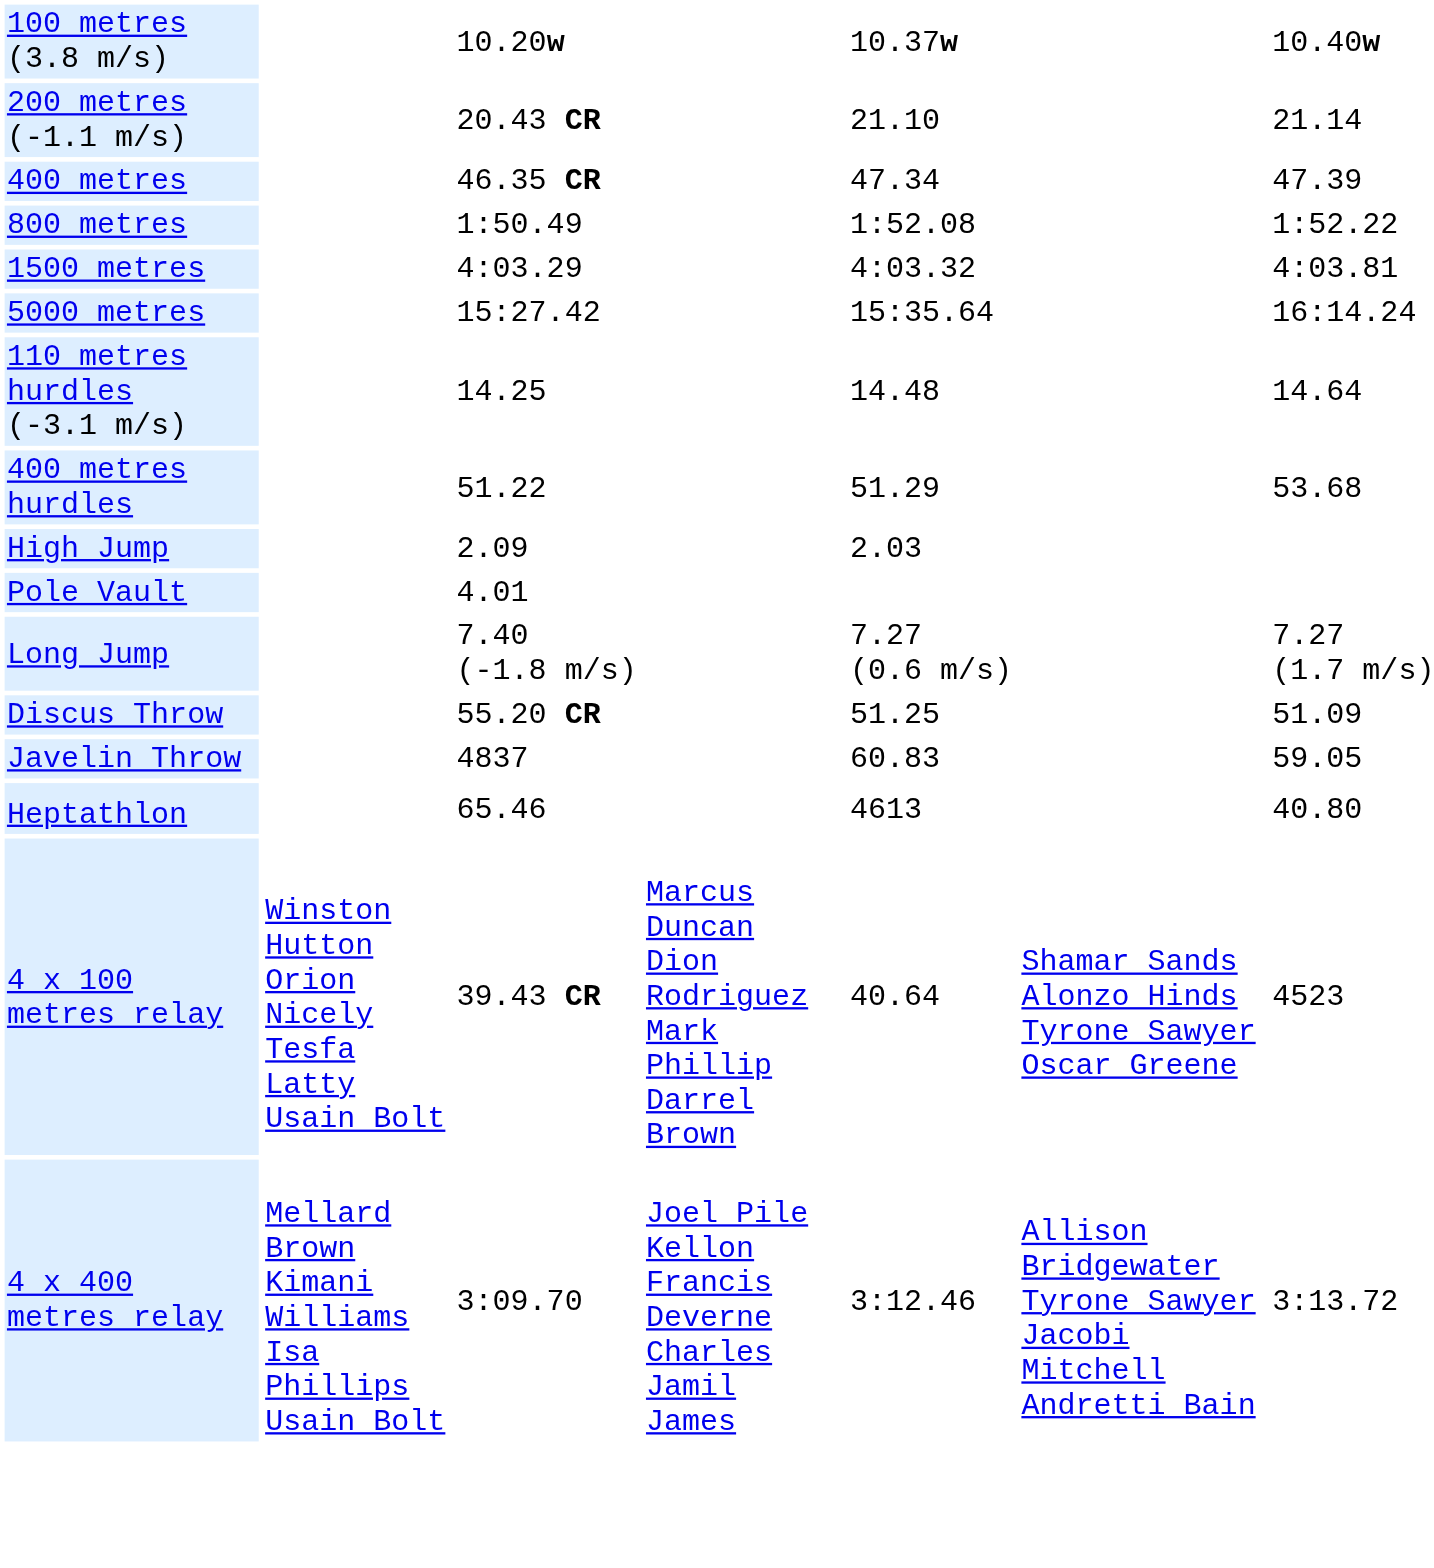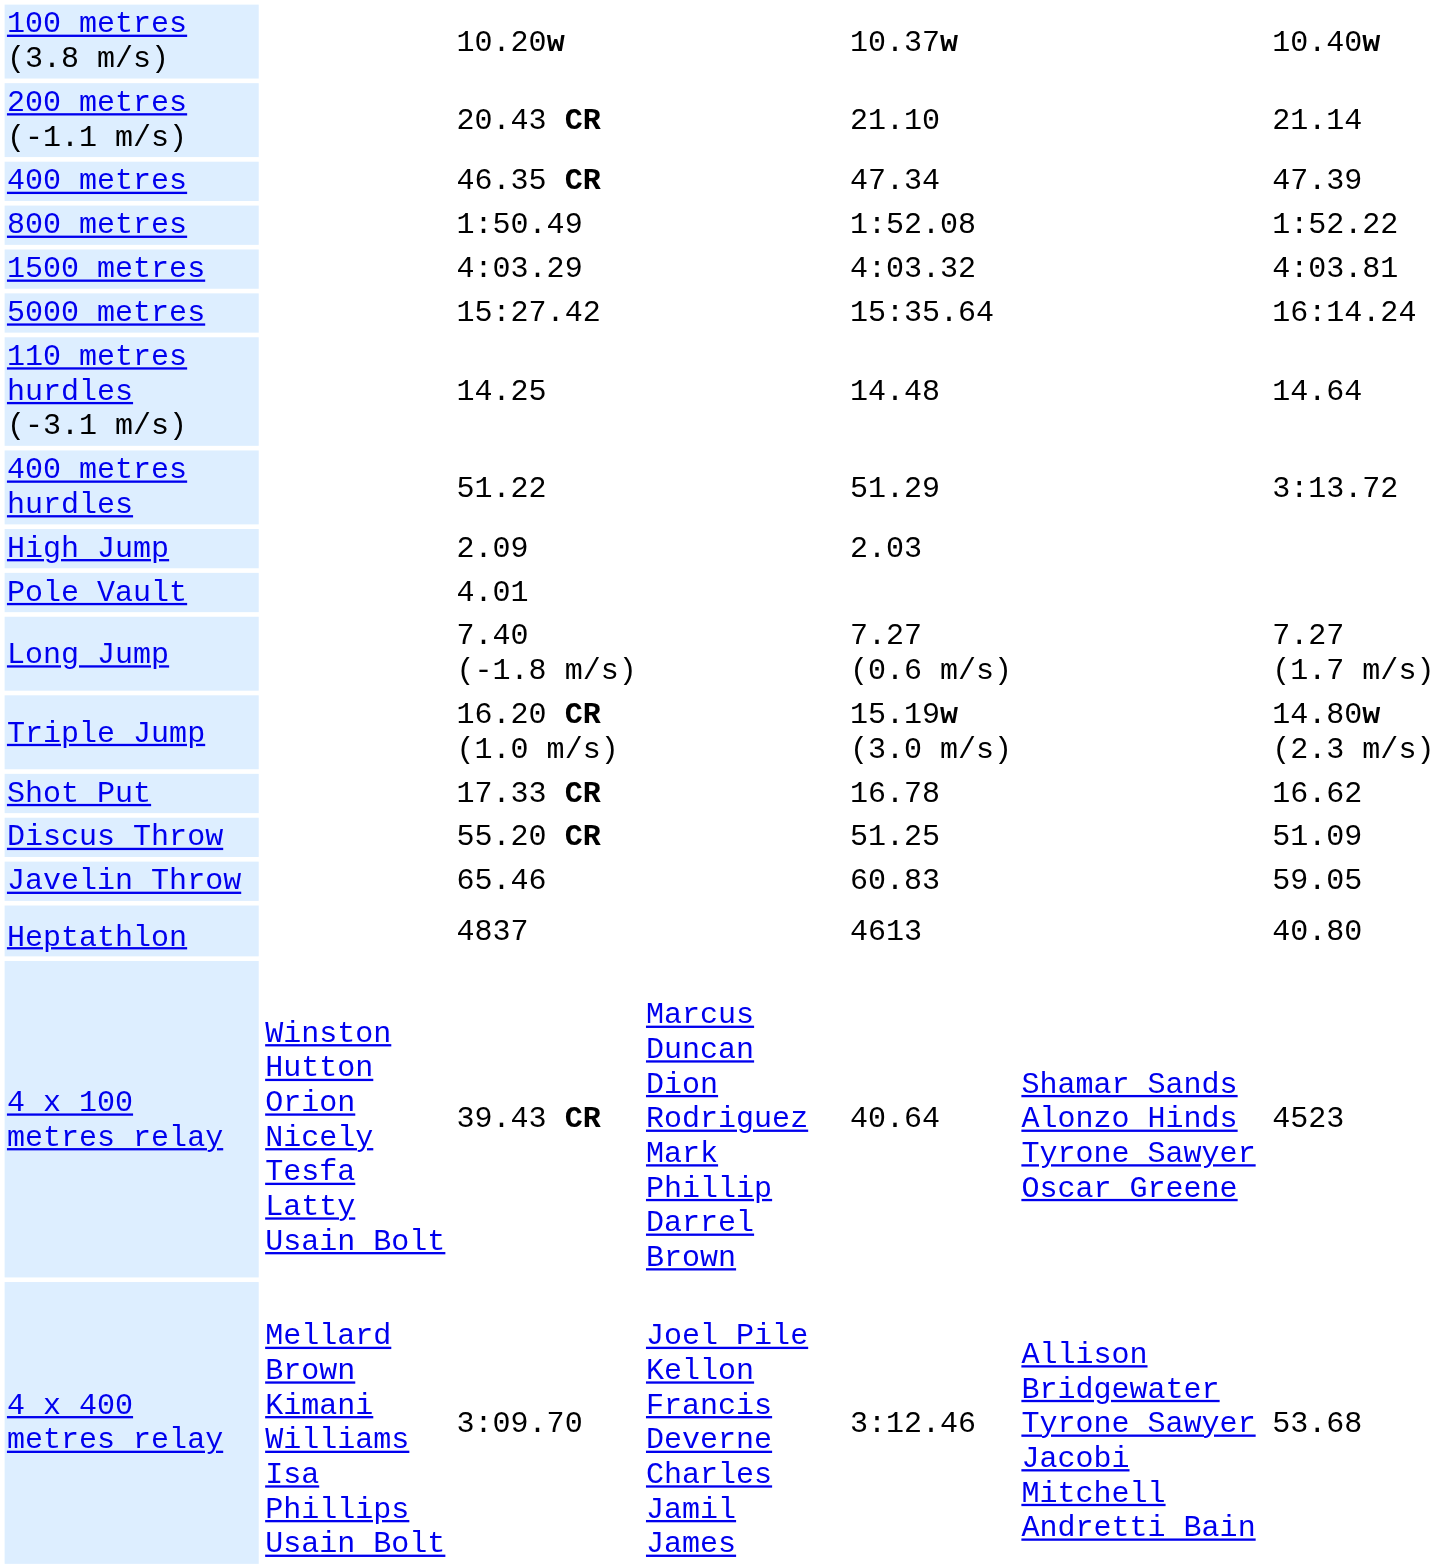(1317, 487) 53.68 -> (1335, 487) 3:13.72
+ row: (106, 732)
+ row: (79, 793)
(493, 759) 4837 -> (502, 881) 65.46
(502, 809) 65.46 -> (493, 931) 4837
(1335, 1301) 3:13.72 -> (1317, 1424) 53.68
